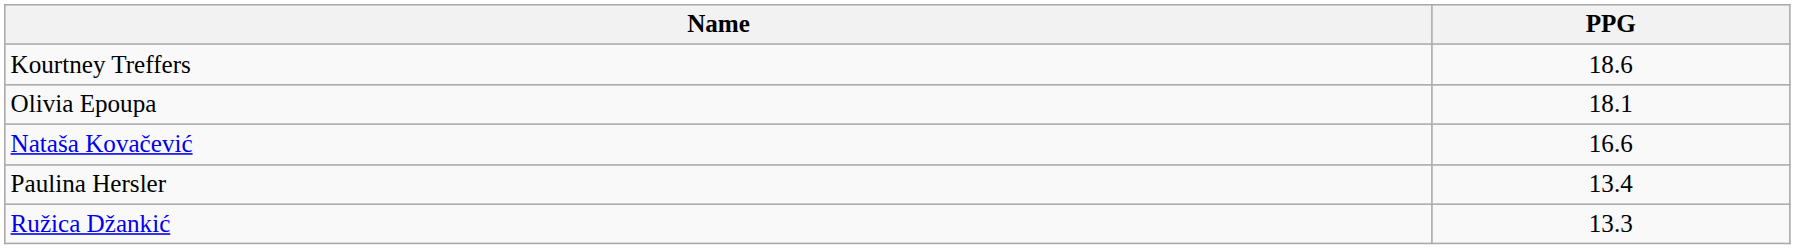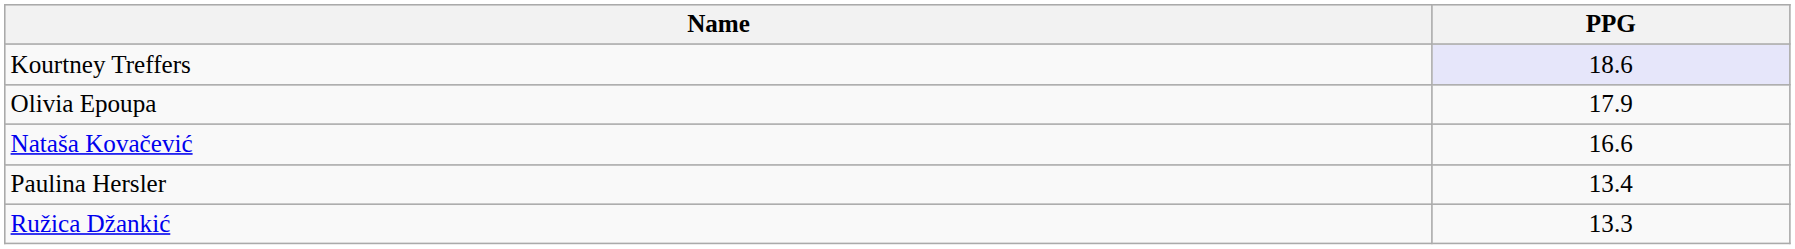(1611, 64) no background -> (1611, 64) lavender background
(1611, 104) 18.1 -> (1611, 104) 17.9
